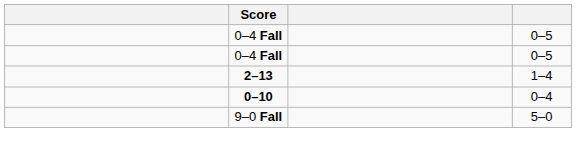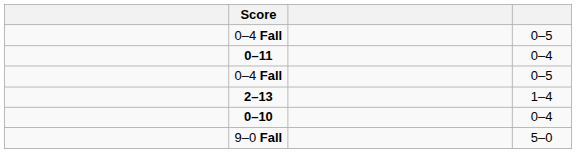+ row: (258, 55)
